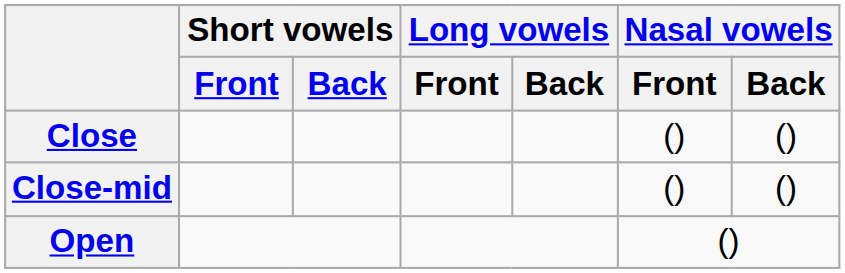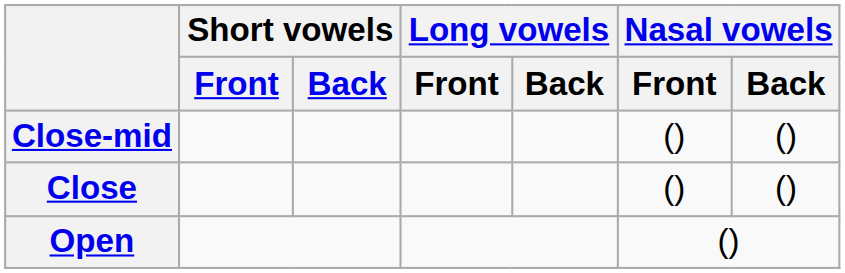rows swapped: (92, 135) <-> (92, 188)
